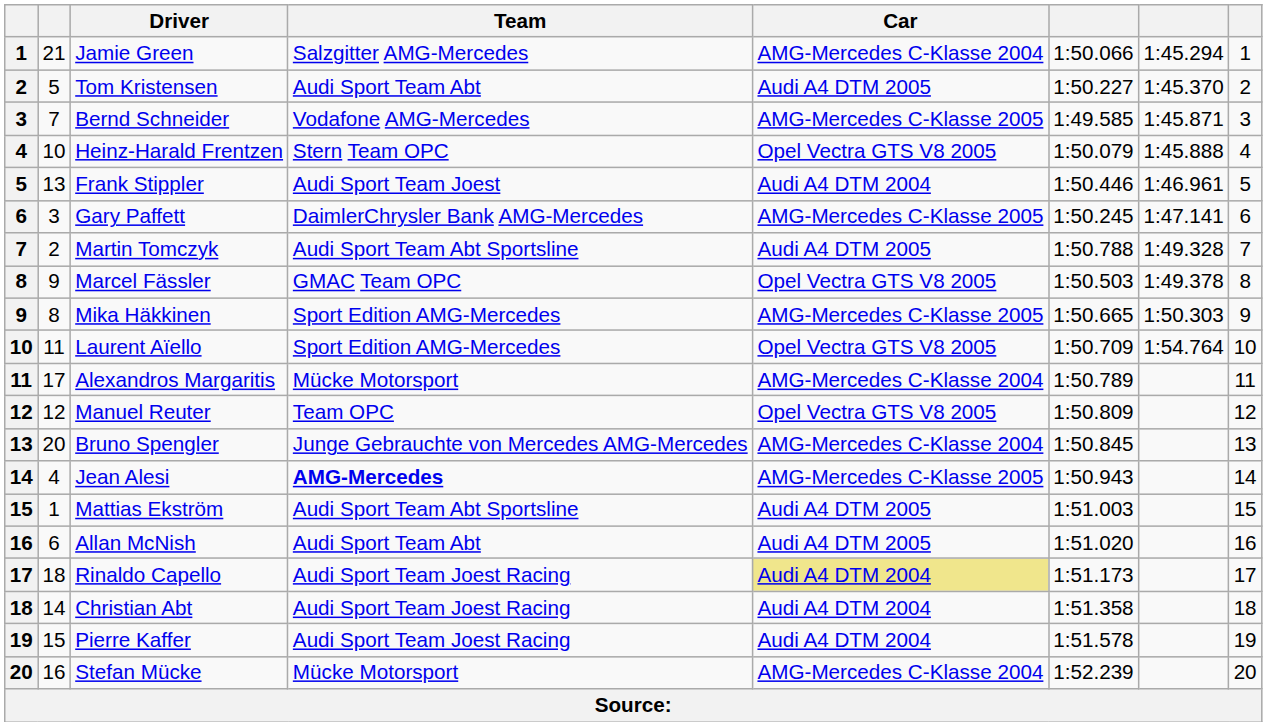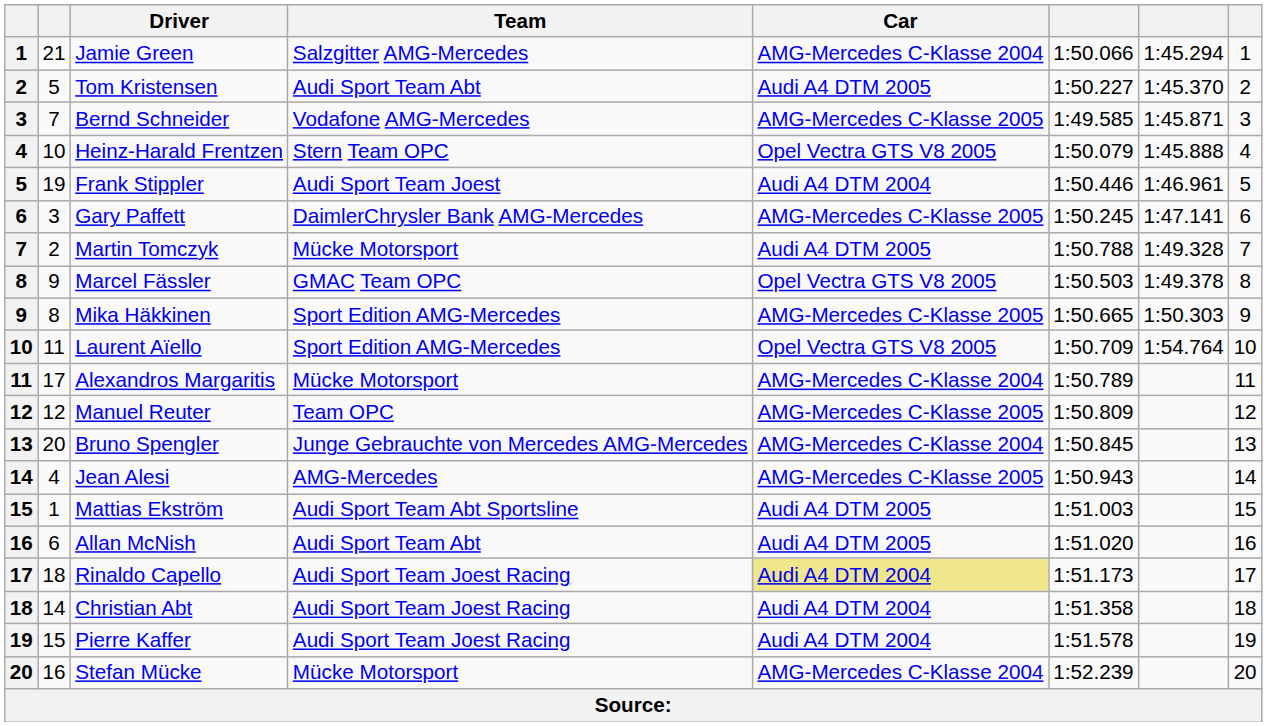(54, 184) 13 -> (54, 184) 19
(436, 249) Audi Sport Team Abt Sportsline -> (376, 249) Mücke Motorsport
(877, 412) Opel Vectra GTS V8 2005 -> (900, 412) AMG-Mercedes C-Klasse 2005
(368, 477) bold -> (365, 477) normal
